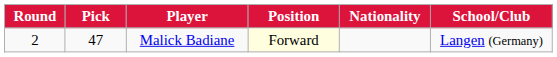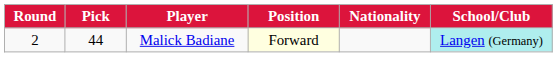(96, 39) 47 -> (96, 39) 44
(491, 39) no background -> (491, 39) paleturquoise background
